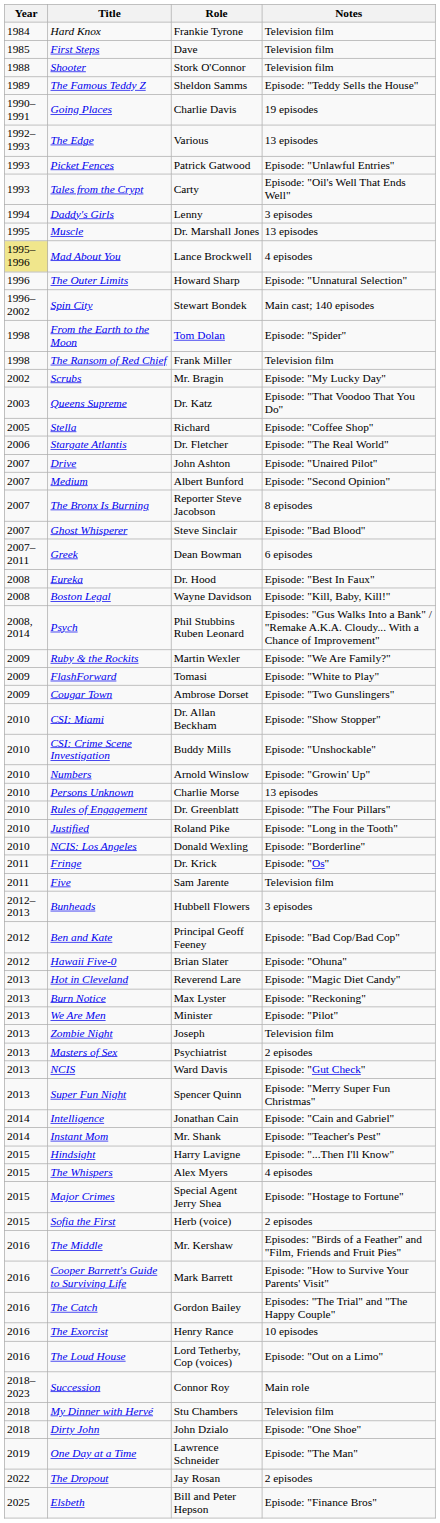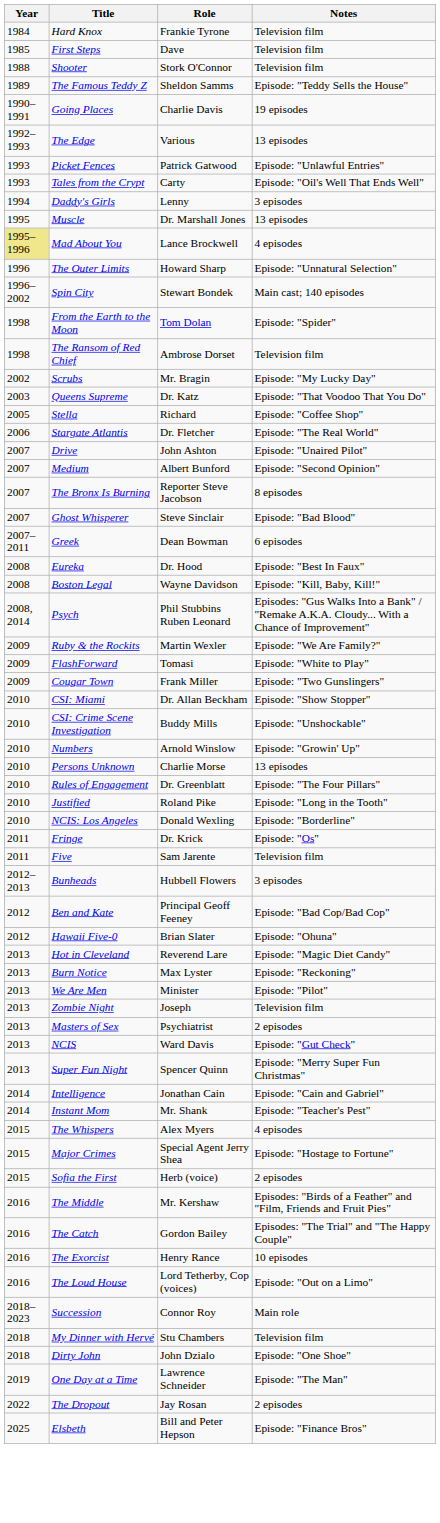(203, 360) Frank Miller -> (197, 354) Ambrose Dorset
(211, 694) Ambrose Dorset -> (189, 681) Frank Miller
- row: (73, 1154)
- row: (104, 1276)
